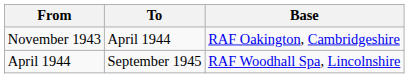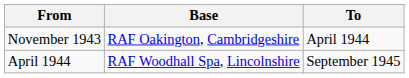columns swapped: (155, 15) <-> (304, 15)
